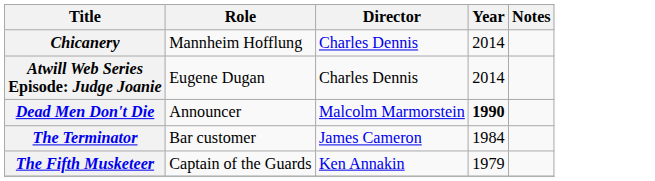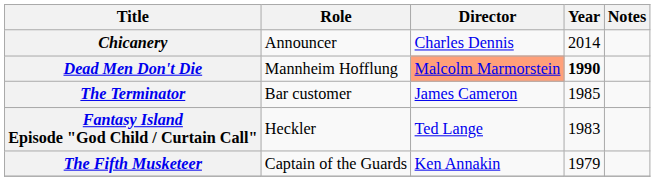(236, 42) Mannheim Hofflung -> (301, 42) Announcer
- row: (85, 77)
(205, 112) Announcer -> (331, 68) Mannheim Hofflung
(392, 112) no background -> (488, 68) lightsalmon background
(488, 138) 1984 -> (584, 94) 1985
+ row: (133, 128)
